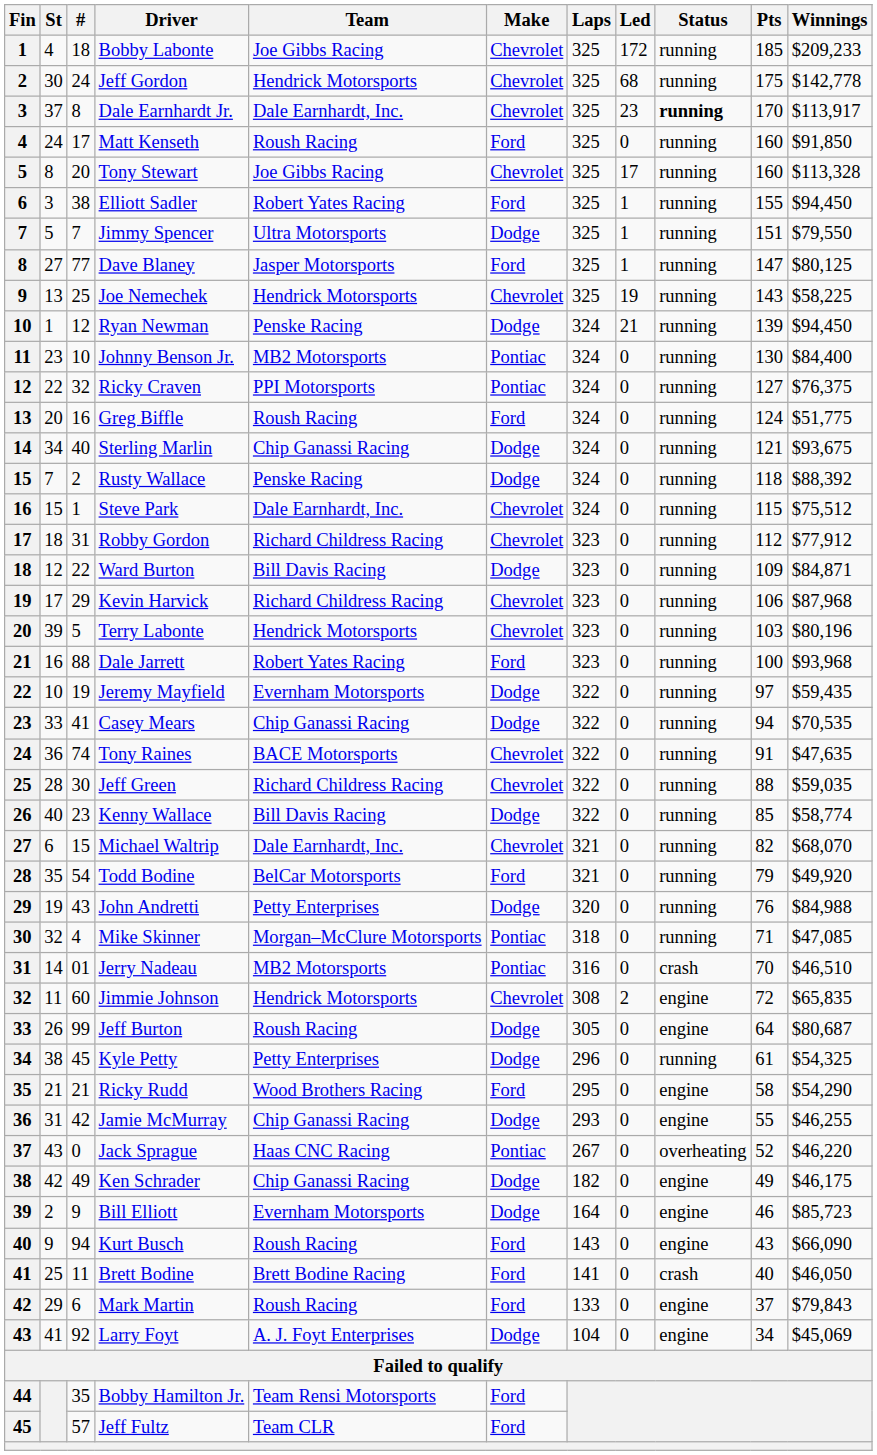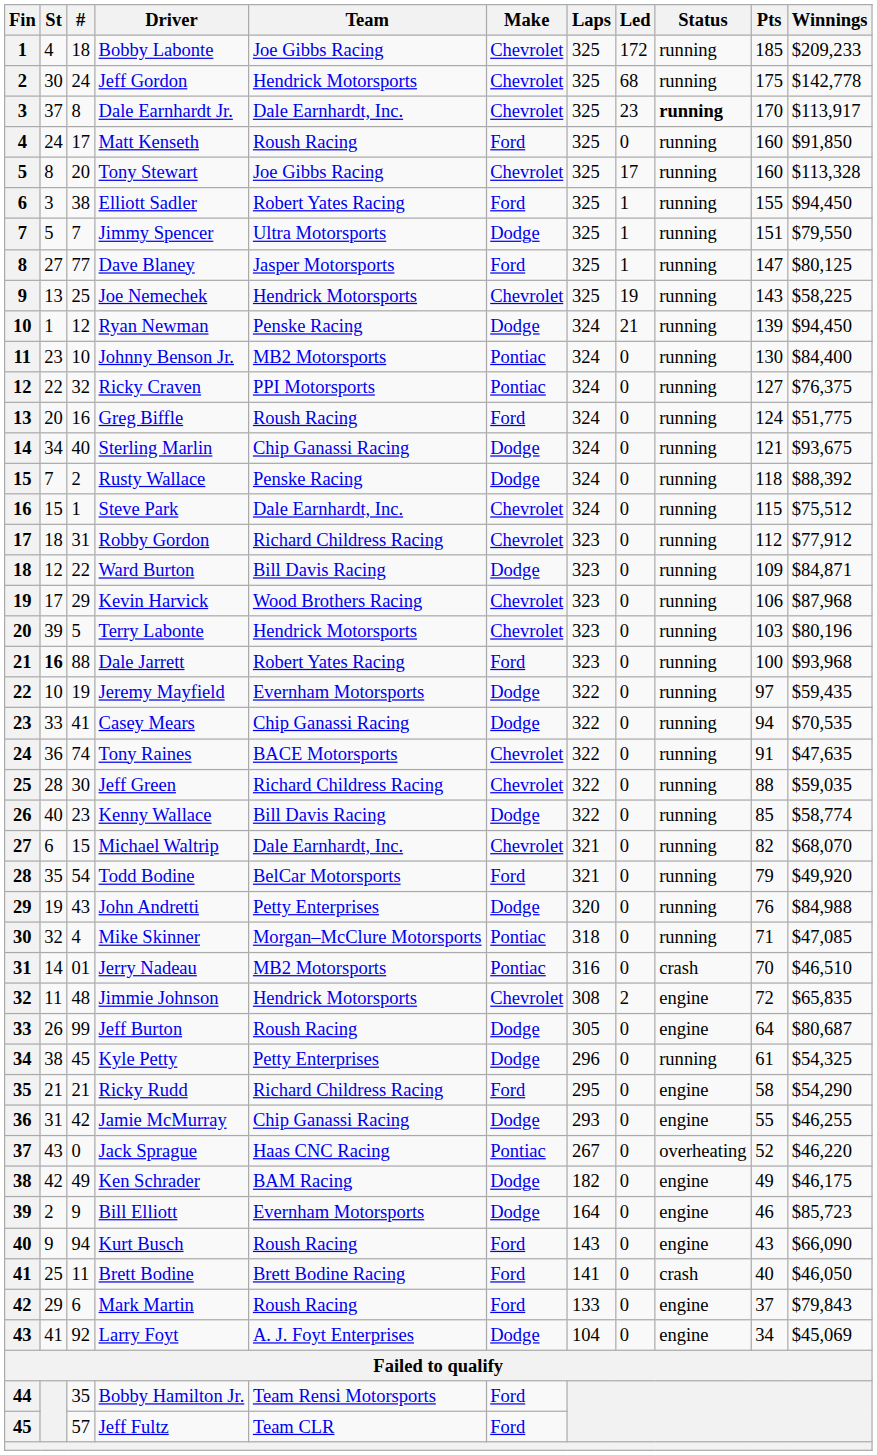(348, 600) Richard Childress Racing -> (338, 600) Wood Brothers Racing
(54, 662) normal -> (54, 662) bold
(81, 998) 60 -> (81, 998) 48
(338, 1090) Wood Brothers Racing -> (348, 1090) Richard Childress Racing
(331, 1181) Chip Ganassi Racing -> (303, 1181) BAM Racing
